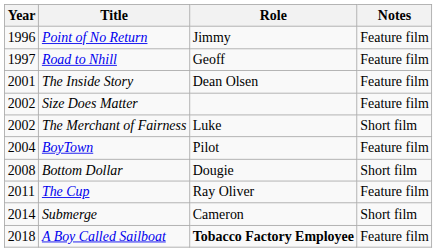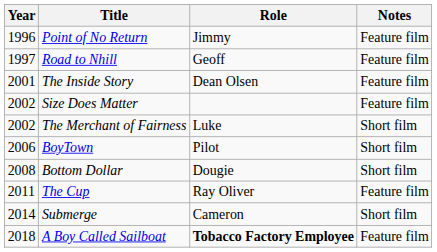(22, 147) 2004 -> (22, 147) 2006
(395, 147) Feature film -> (389, 147) Short film
